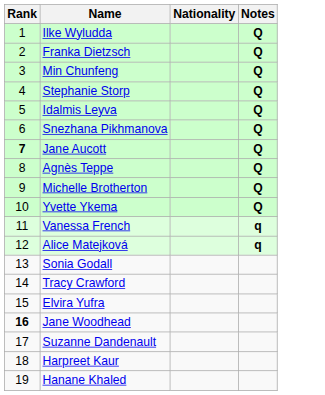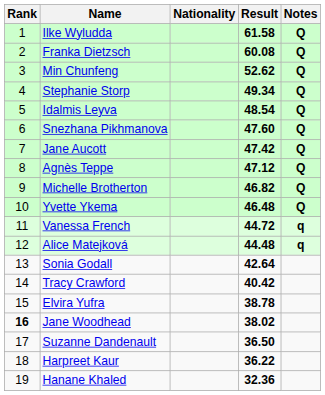+ column: (260, 14)
(22, 149) bold -> (22, 149) normal
